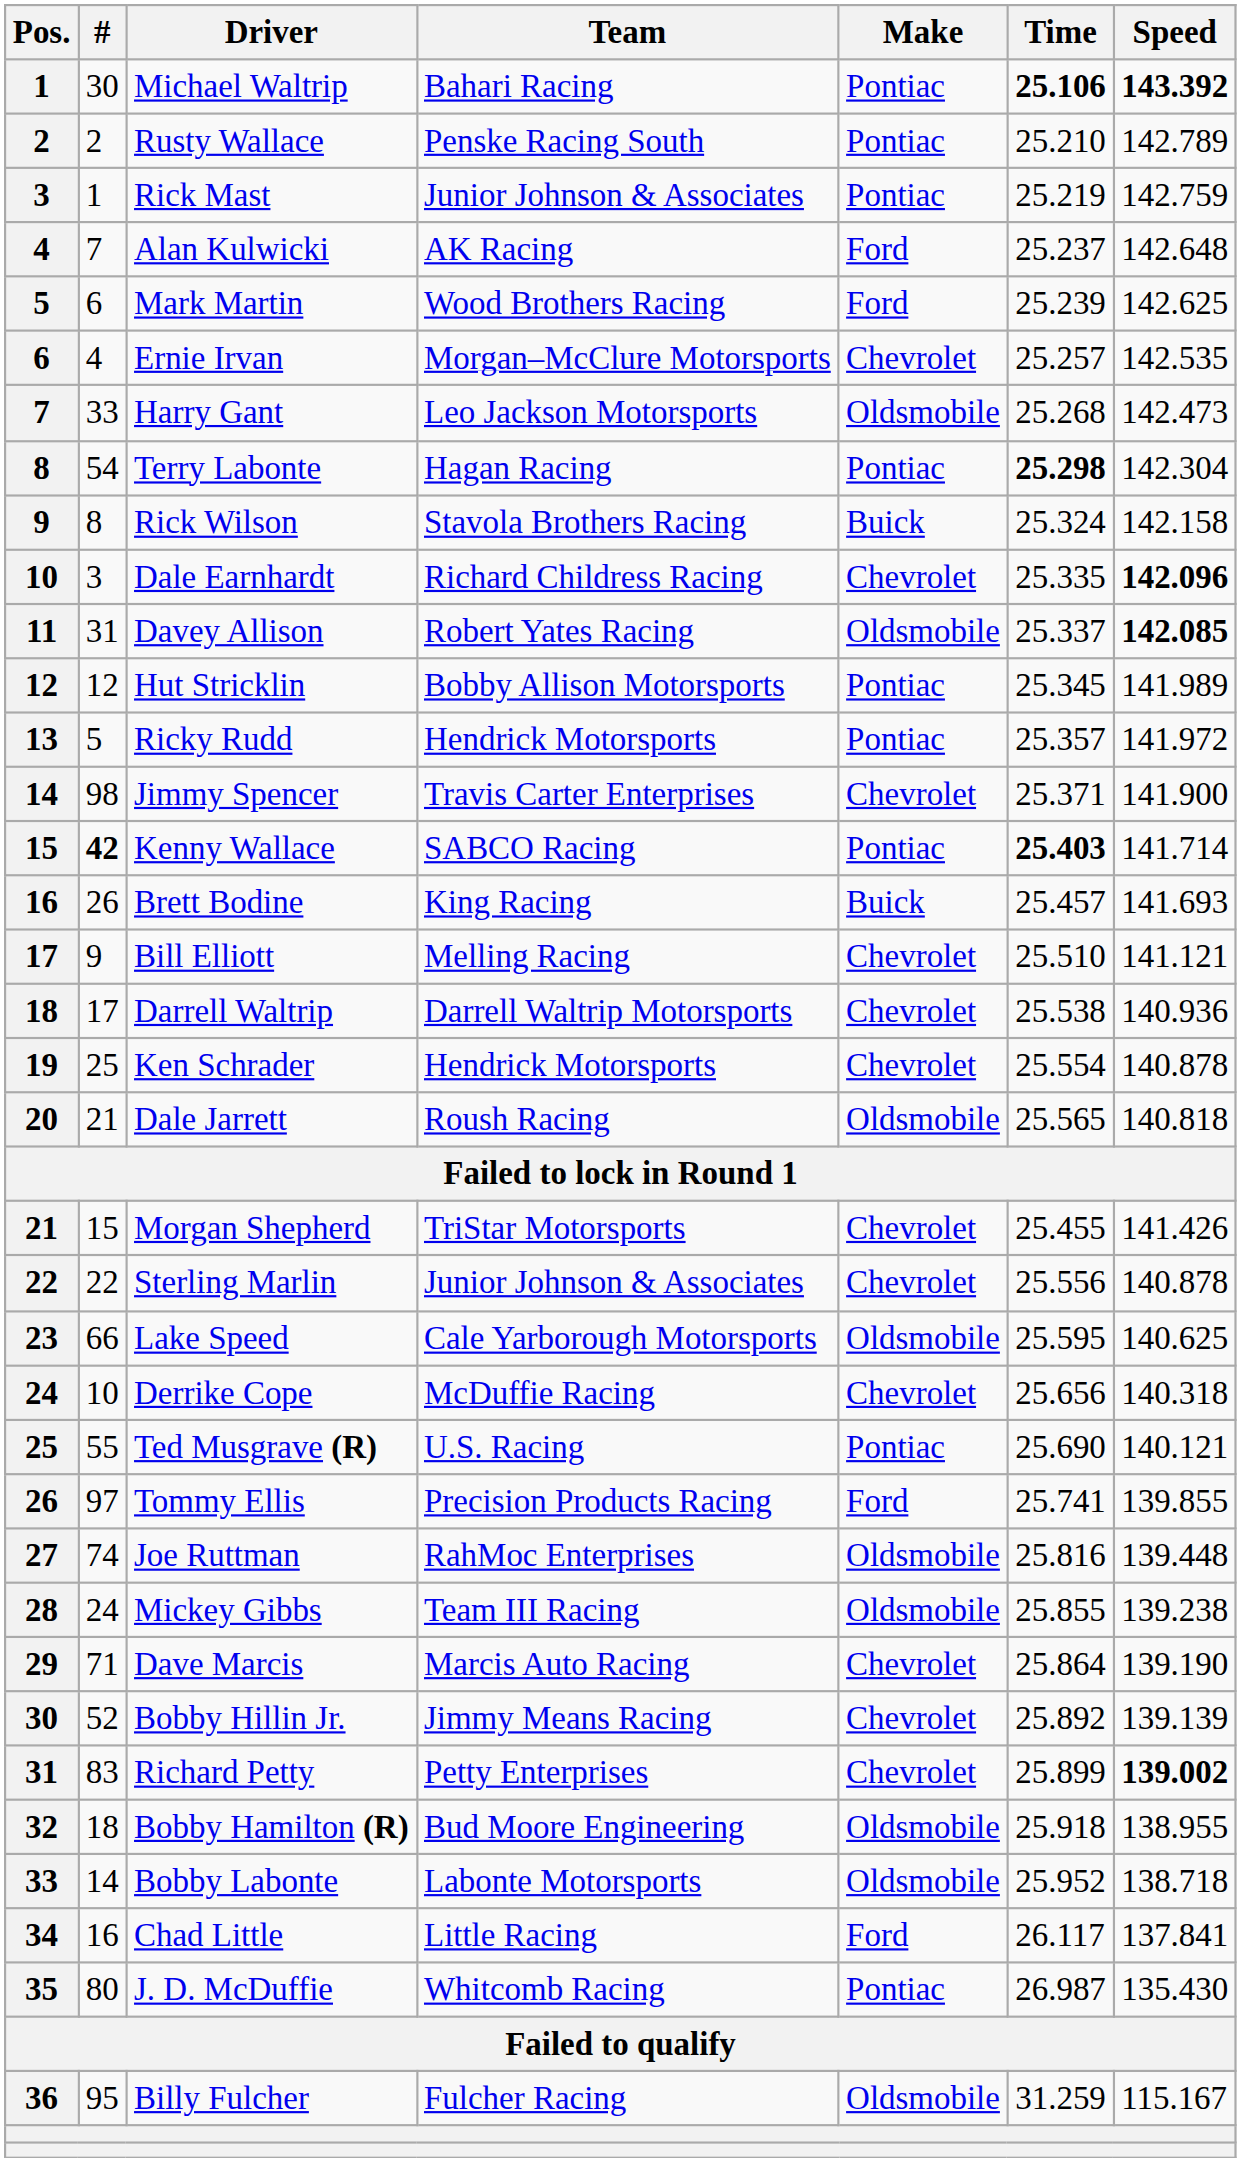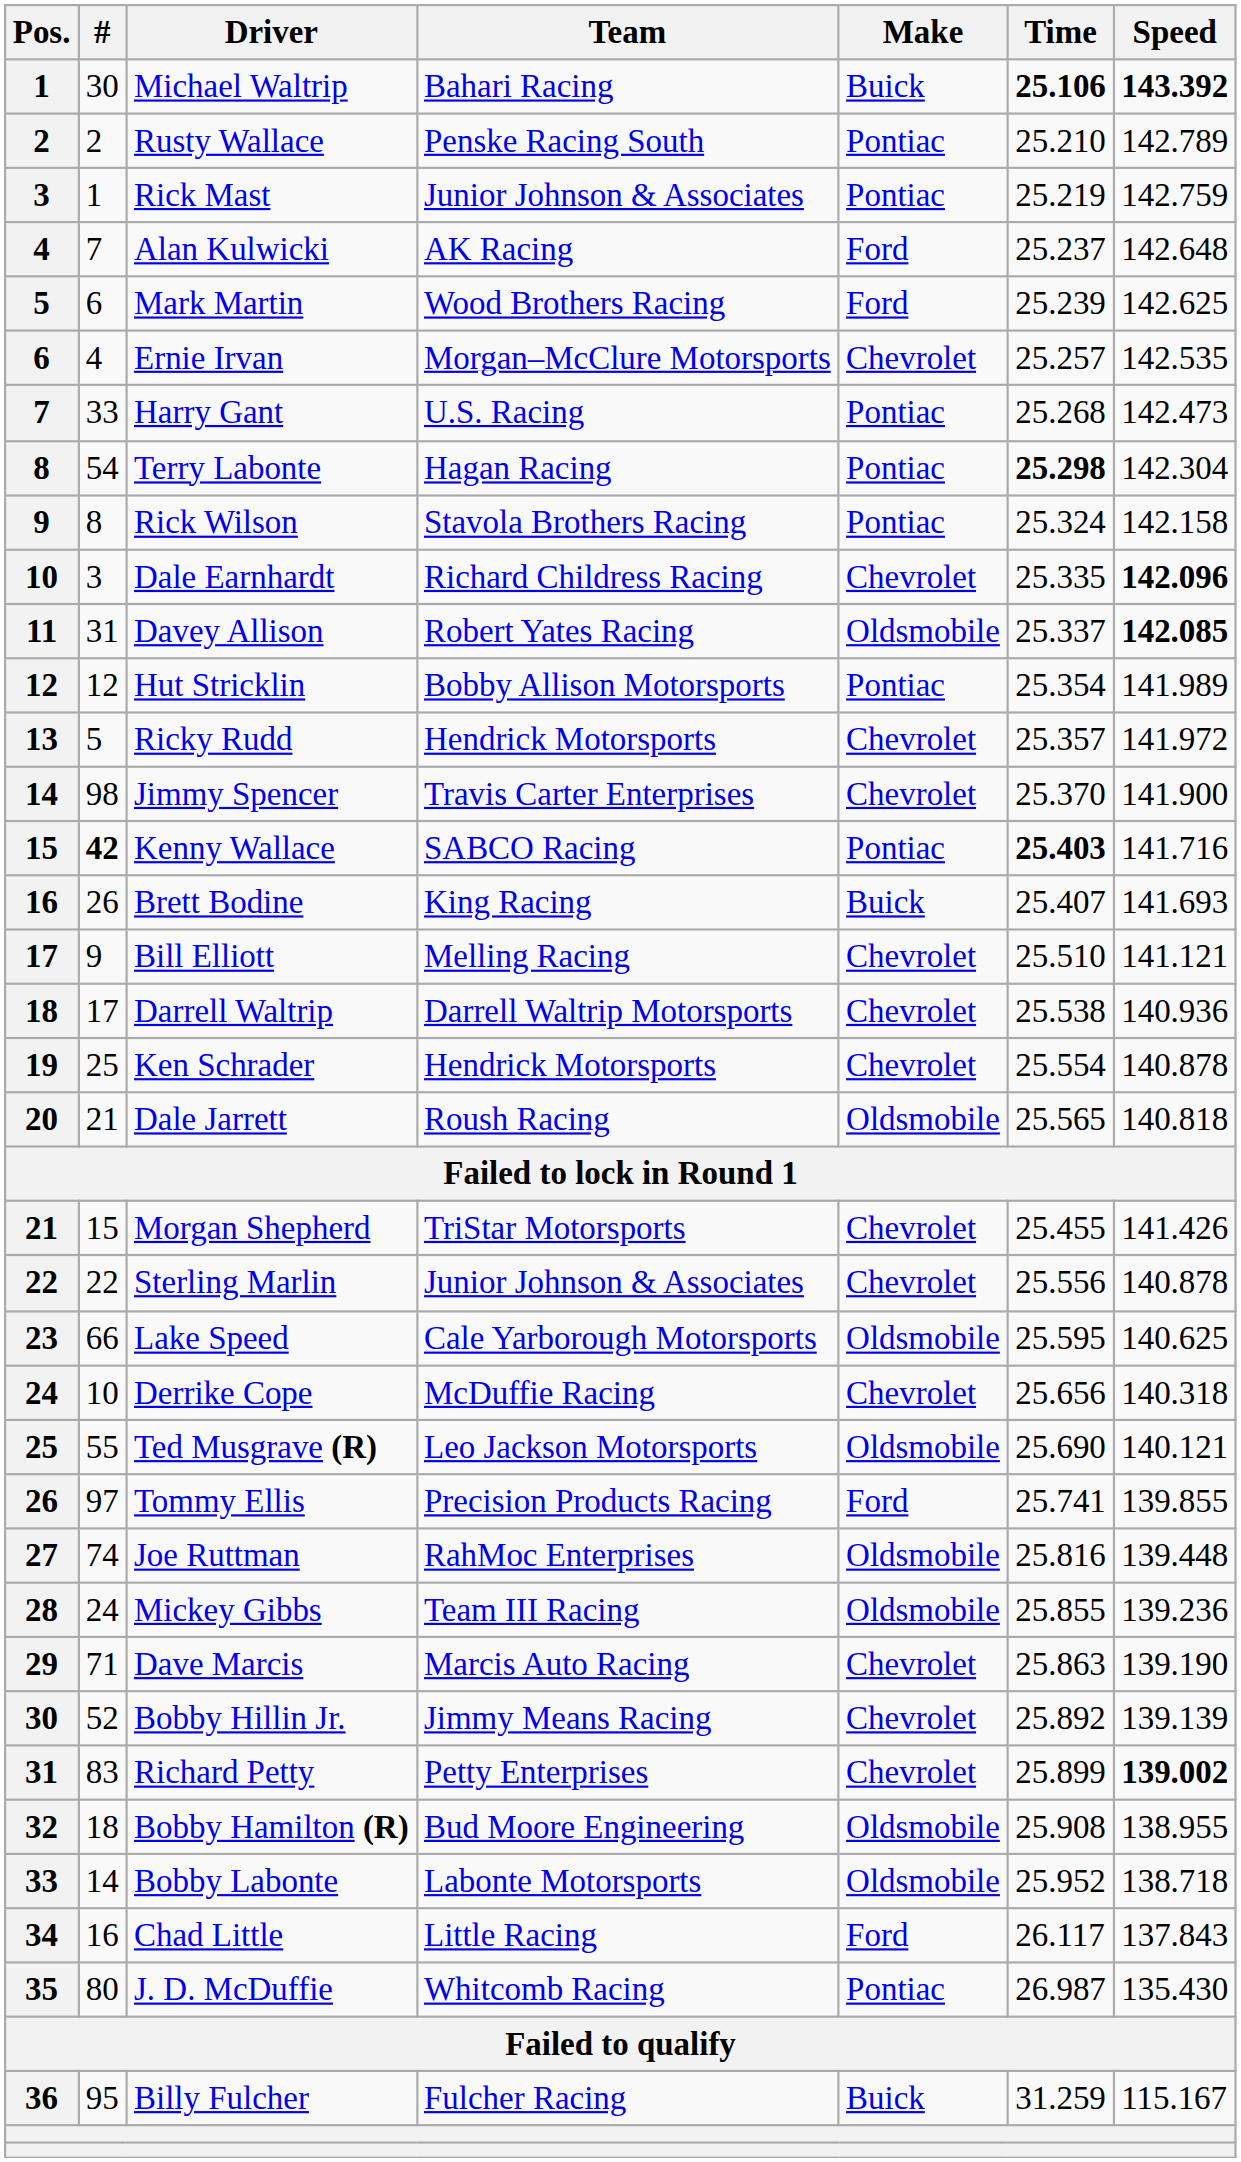(896, 86) Pontiac -> (885, 86) Buick
(591, 412) Leo Jackson Motorsports -> (504, 412) U.S. Racing
(923, 412) Oldsmobile -> (896, 412) Pontiac
(885, 521) Buick -> (896, 521) Pontiac
(1061, 684) 25.345 -> (1061, 684) 25.354
(896, 738) Pontiac -> (911, 738) Chevrolet
(1061, 793) 25.371 -> (1061, 793) 25.370
(1175, 847) 141.714 -> (1175, 847) 141.716
(1061, 902) 25.457 -> (1061, 902) 25.407
(504, 1445) U.S. Racing -> (591, 1445) Leo Jackson Motorsports
(896, 1445) Pontiac -> (923, 1445) Oldsmobile
(1175, 1609) 139.238 -> (1175, 1609) 139.236
(1061, 1663) 25.864 -> (1061, 1663) 25.863
(1061, 1826) 25.918 -> (1061, 1826) 25.908
(1175, 1935) 137.841 -> (1175, 1935) 137.843
(923, 2098) Oldsmobile -> (885, 2098) Buick
